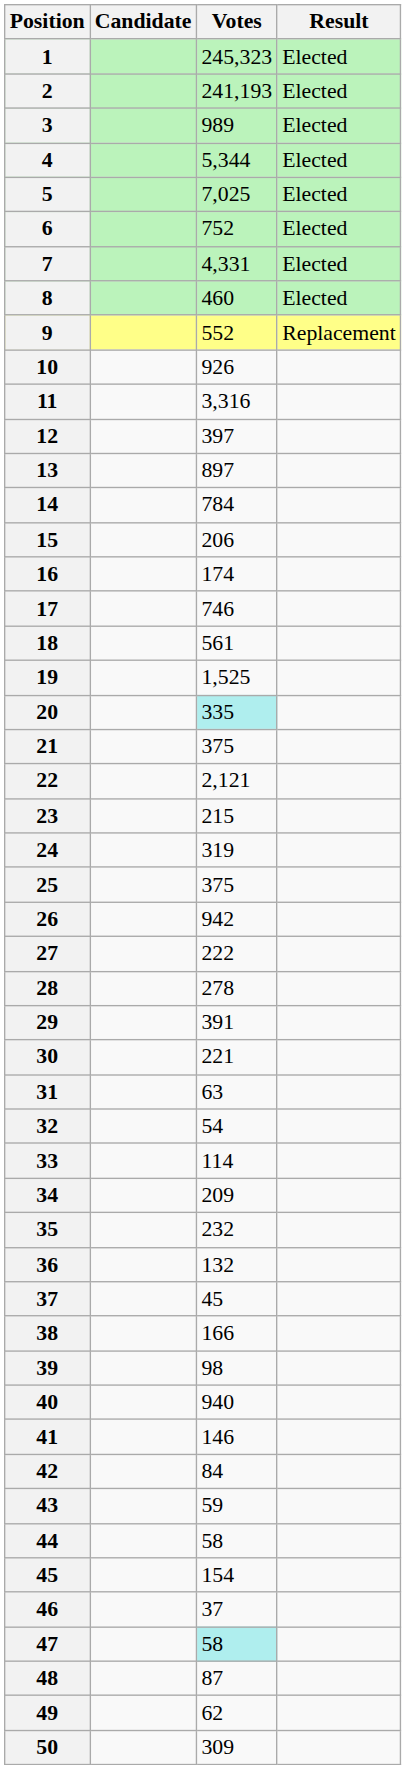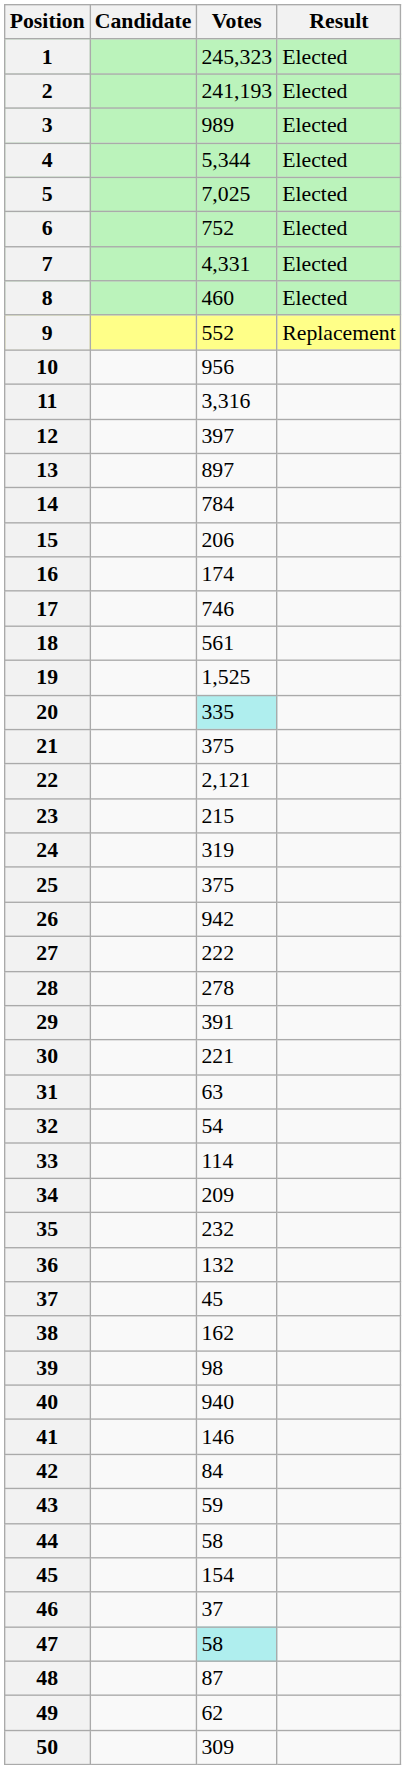(218, 366) 926 -> (218, 366) 956
(218, 1333) 166 -> (218, 1333) 162
